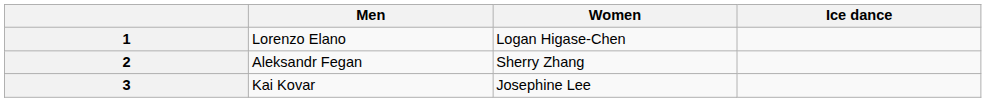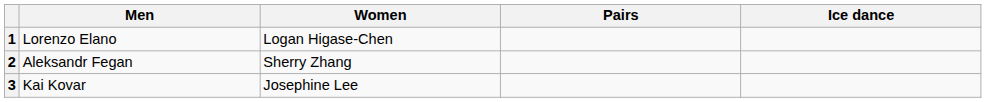+ column: (621, 16)
